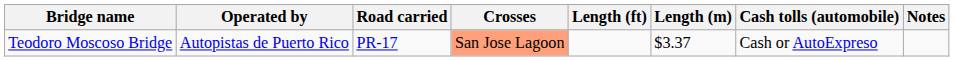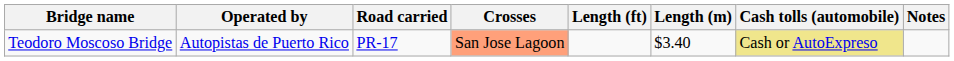(673, 42) $3.37 -> (673, 42) $3.40
(809, 42) no background -> (809, 42) khaki background
